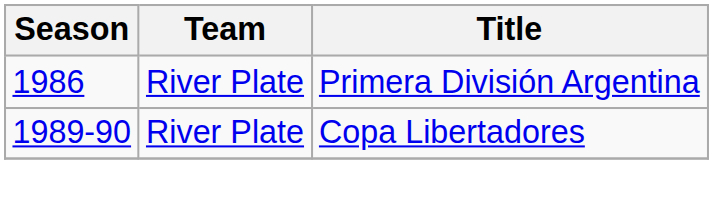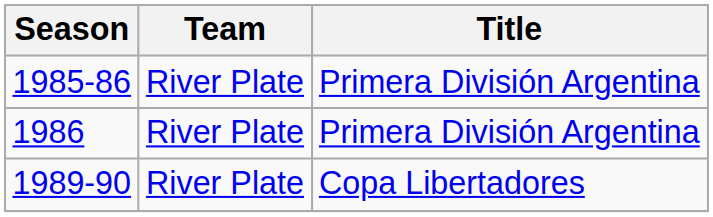+ row: (72, 81)
